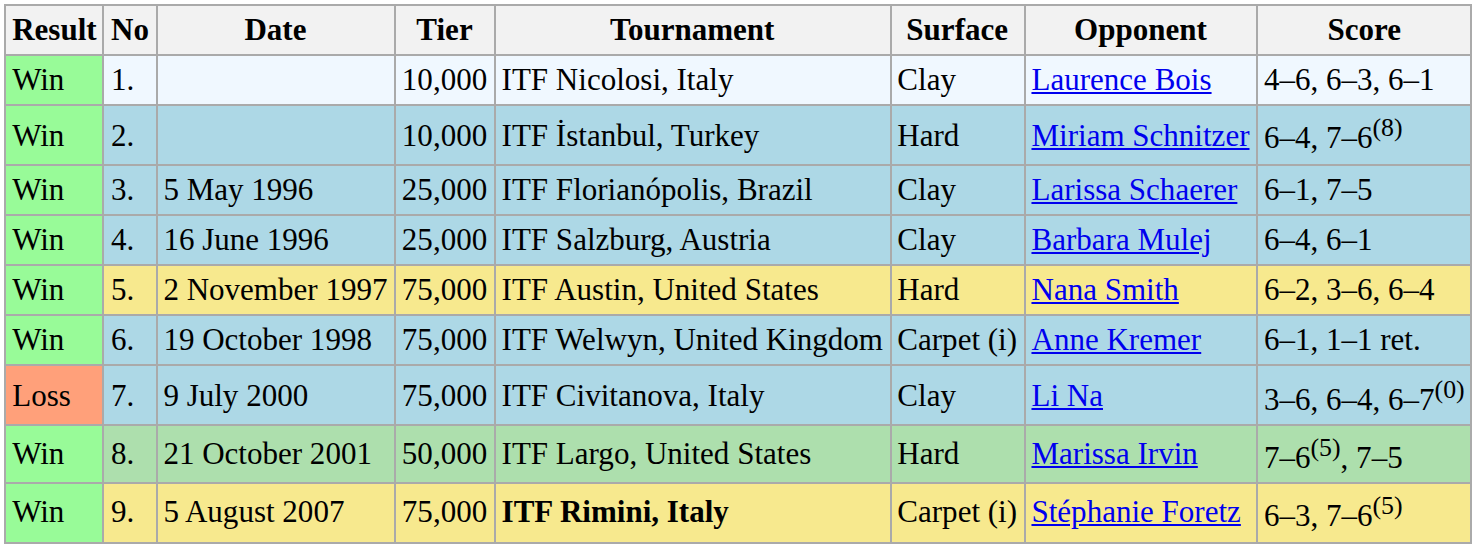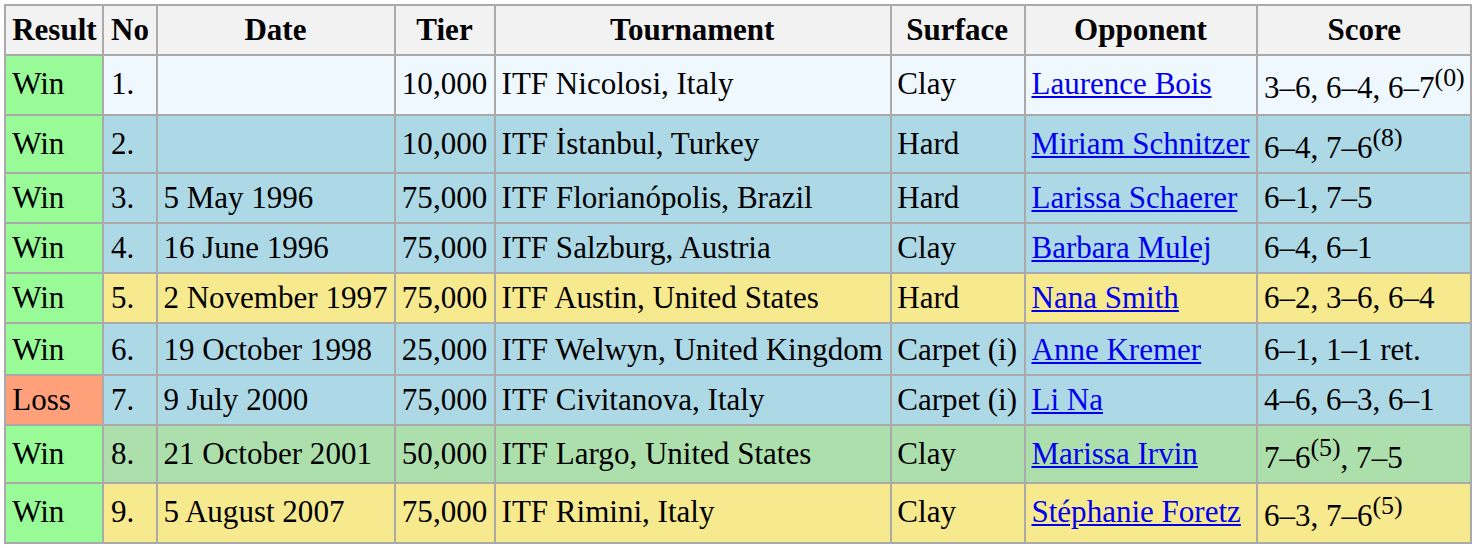(1349, 79) 4–6, 6–3, 6–1 -> (1364, 83) 3–6, 6–4, 6–7(0)
(445, 188) 25,000 -> (445, 197) 75,000
(927, 188) Clay -> (928, 197) Hard
(445, 239) 25,000 -> (445, 247) 75,000
(445, 339) 75,000 -> (445, 348) 25,000
(927, 394) Clay -> (957, 398) Carpet (i)
(1364, 394) 3–6, 6–4, 6–7(0) -> (1349, 398) 4–6, 6–3, 6–1
(928, 453) Hard -> (927, 453) Clay
(615, 511) bold -> (608, 511) normal
(957, 511) Carpet (i) -> (927, 511) Clay
